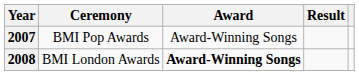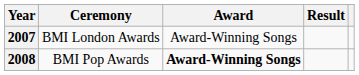(101, 37) BMI Pop Awards -> (101, 37) BMI London Awards
(101, 59) BMI London Awards -> (101, 59) BMI Pop Awards
